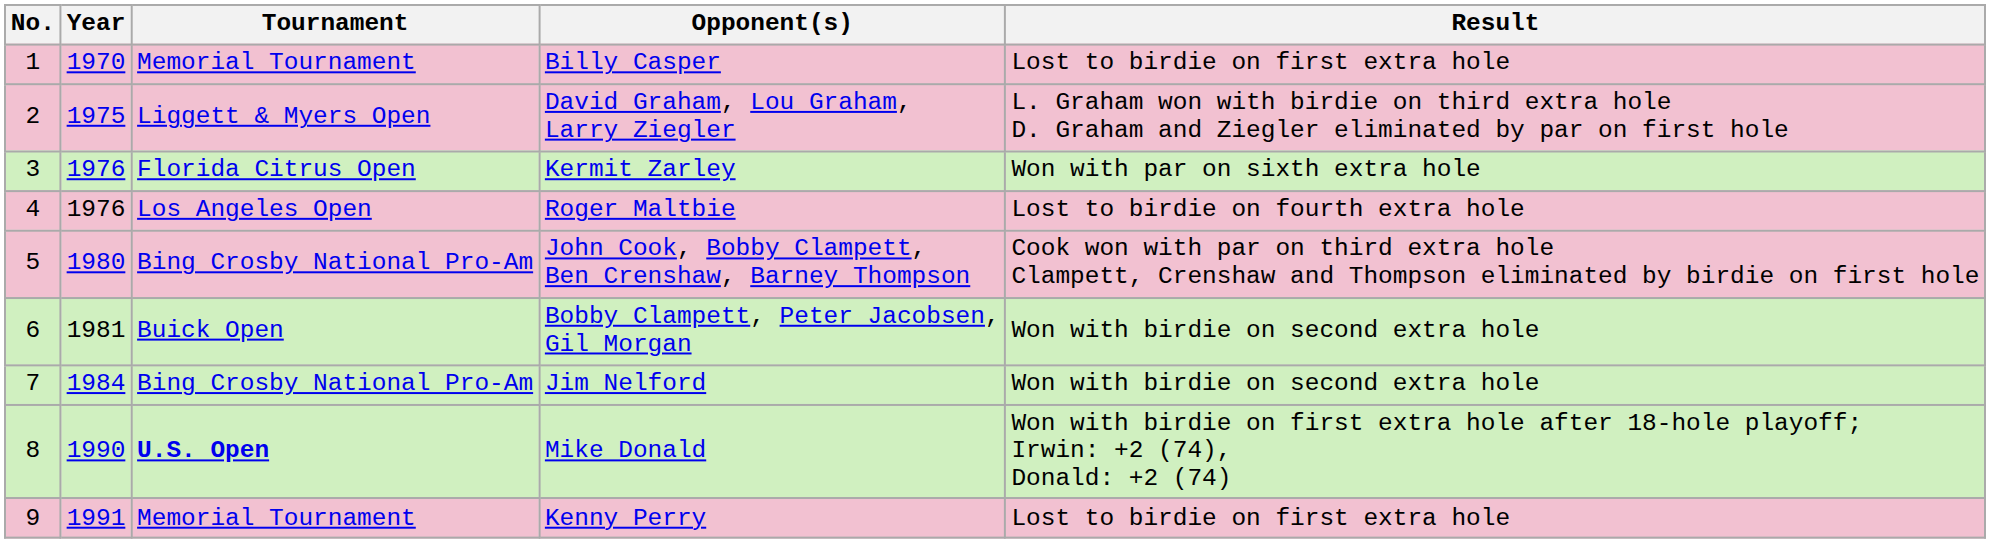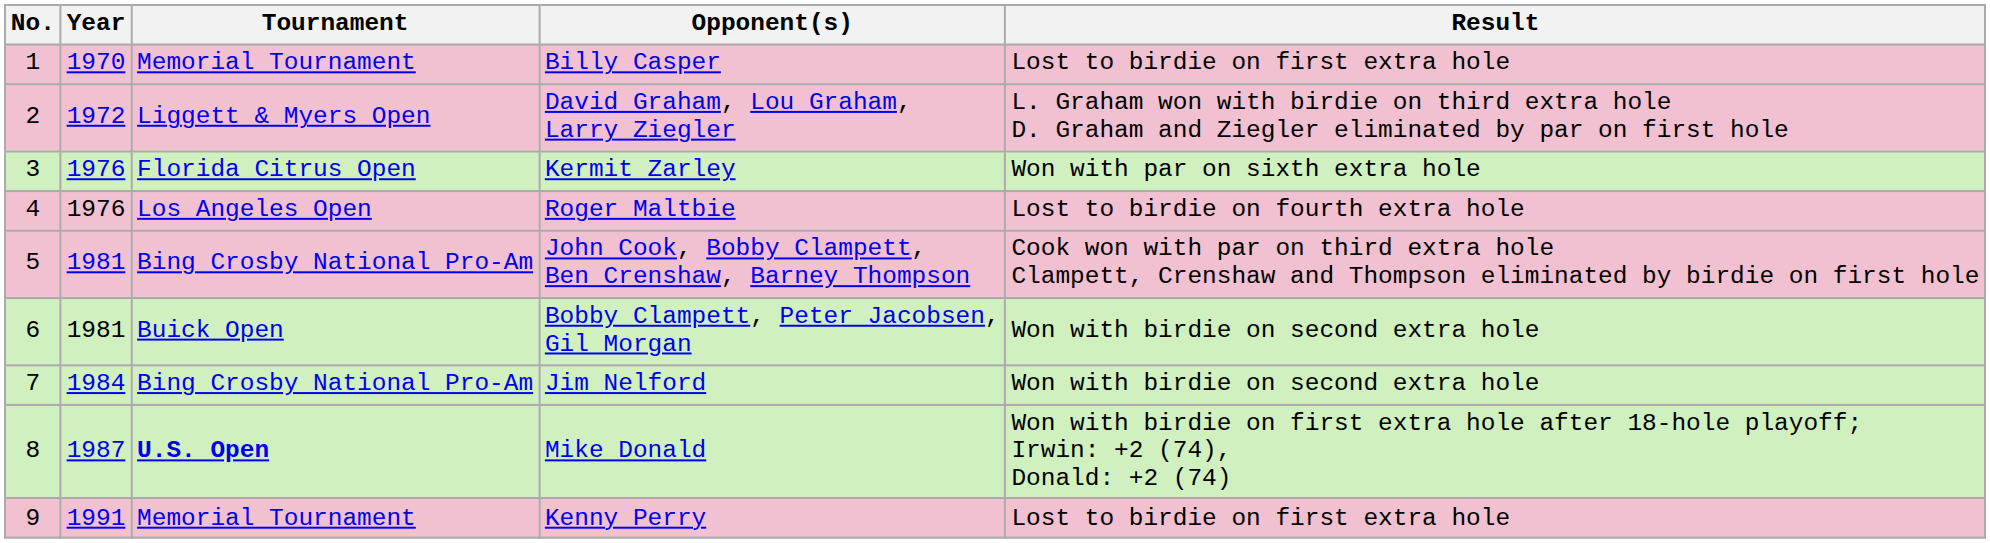(96, 118) 1975 -> (96, 118) 1972
(96, 264) 1980 -> (96, 264) 1981
(96, 452) 1990 -> (96, 452) 1987
